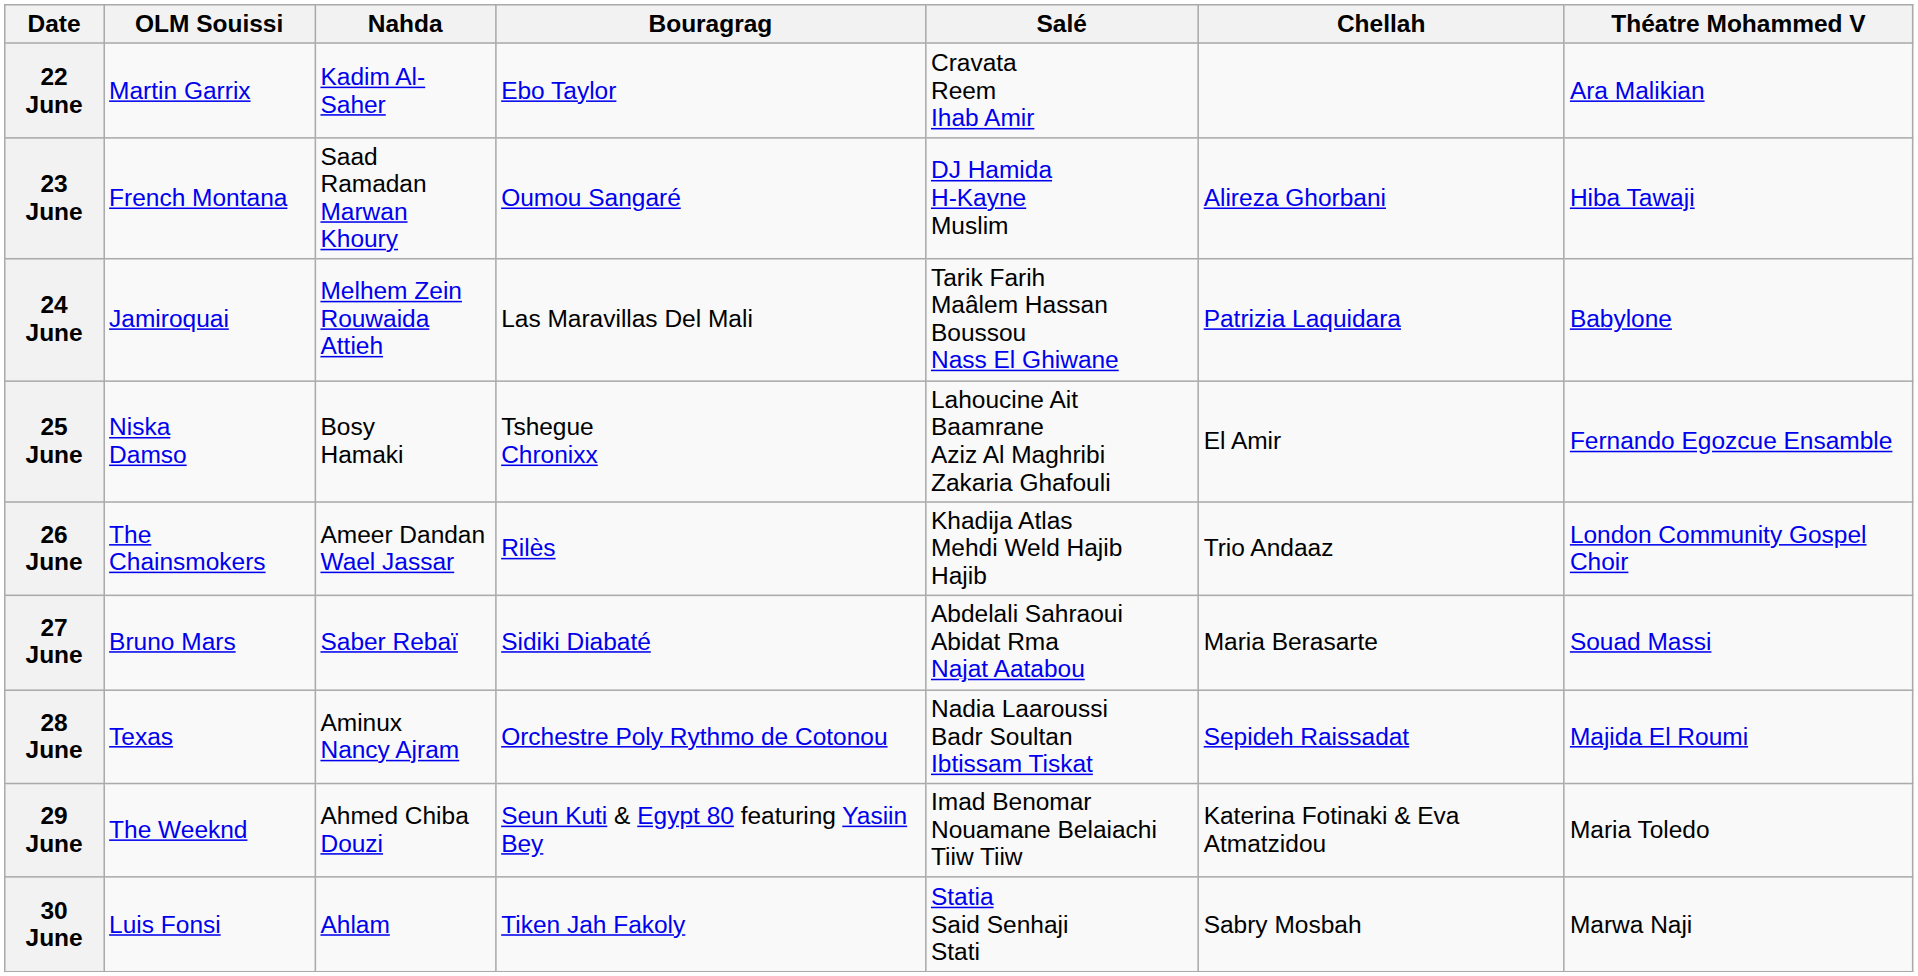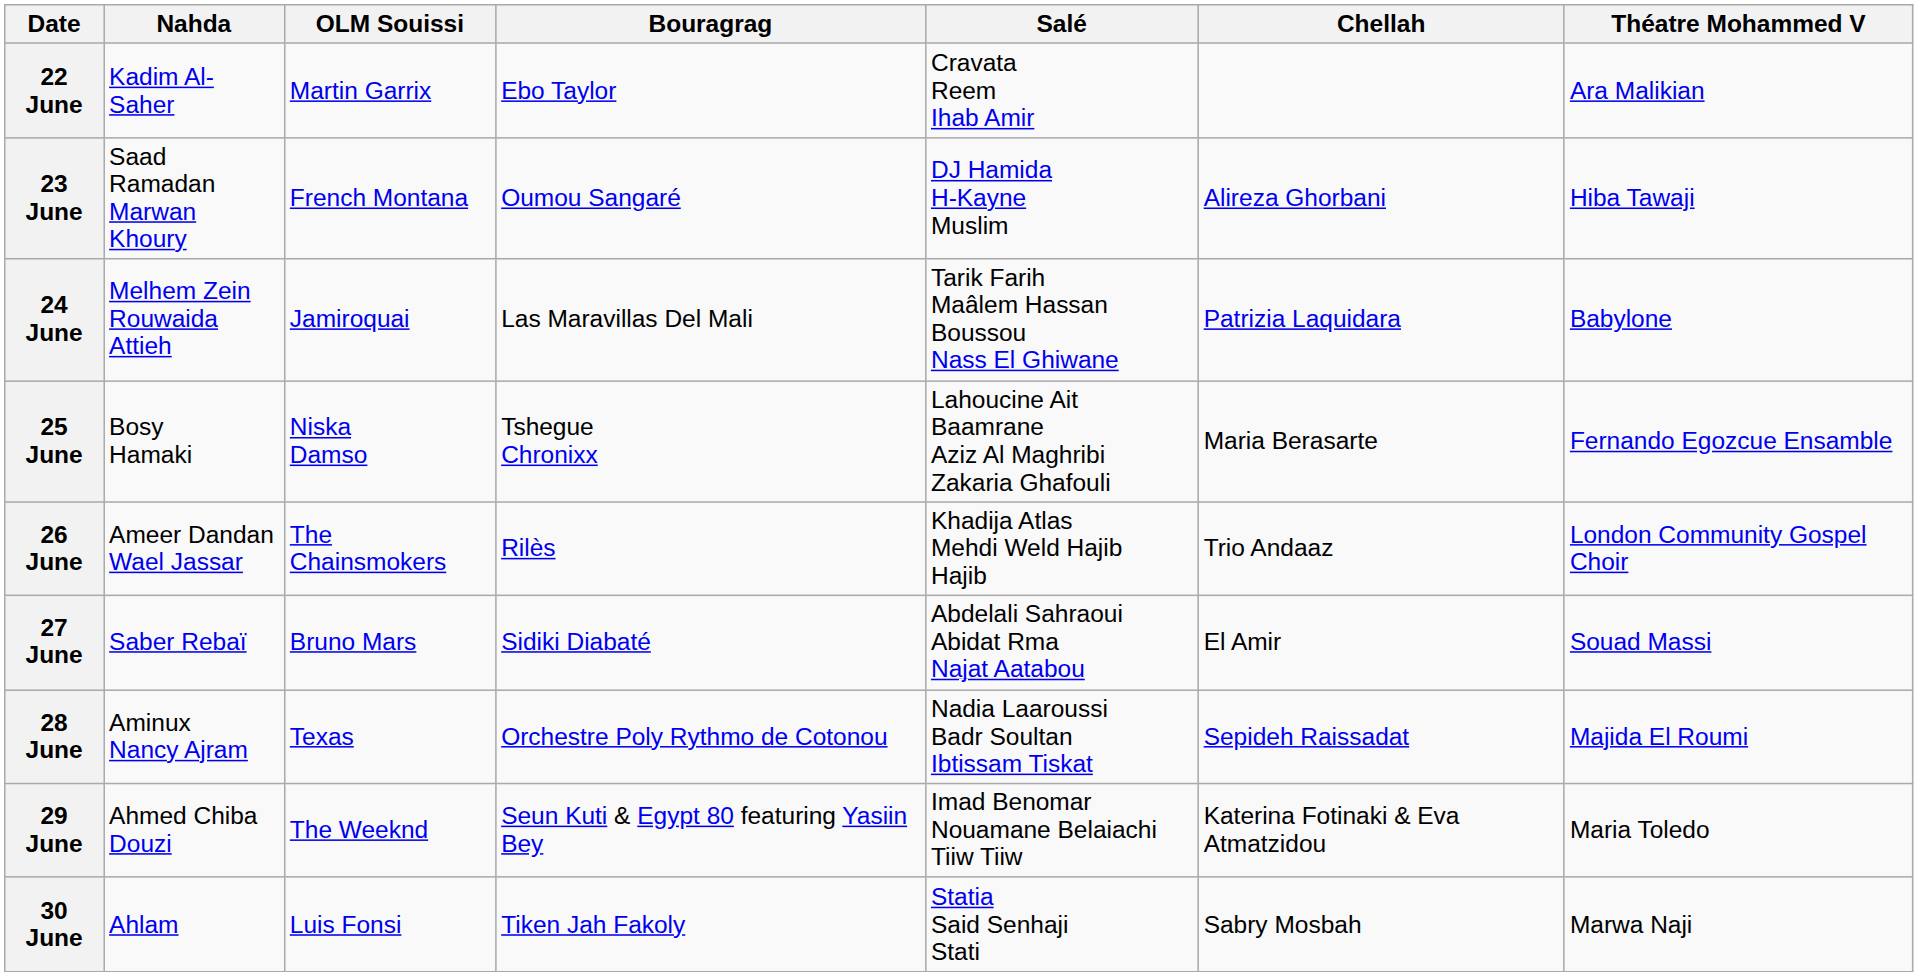columns swapped: (209, 23) <-> (405, 23)
(1242, 440) El Amir -> (1291, 440) Maria Berasarte
(1291, 642) Maria Berasarte -> (1242, 642) El Amir
